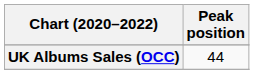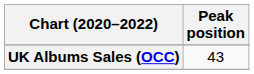(216, 57) 44 -> (216, 57) 43
